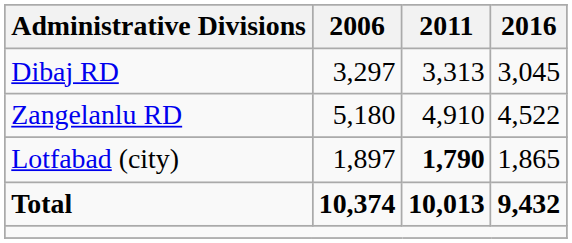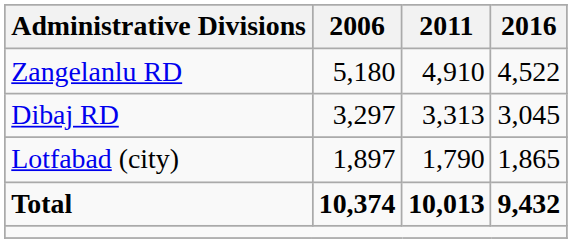rows swapped: (65, 70) <-> (97, 114)
(453, 159) bold -> (453, 159) normal
